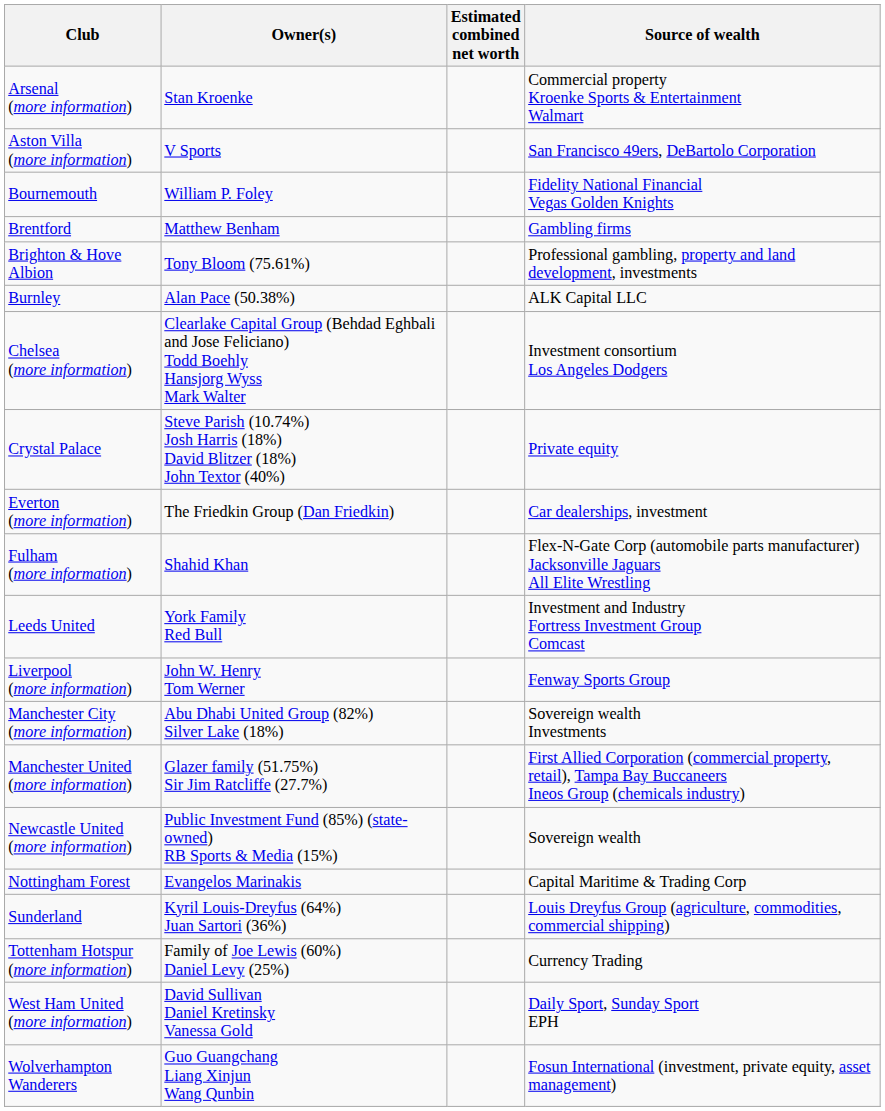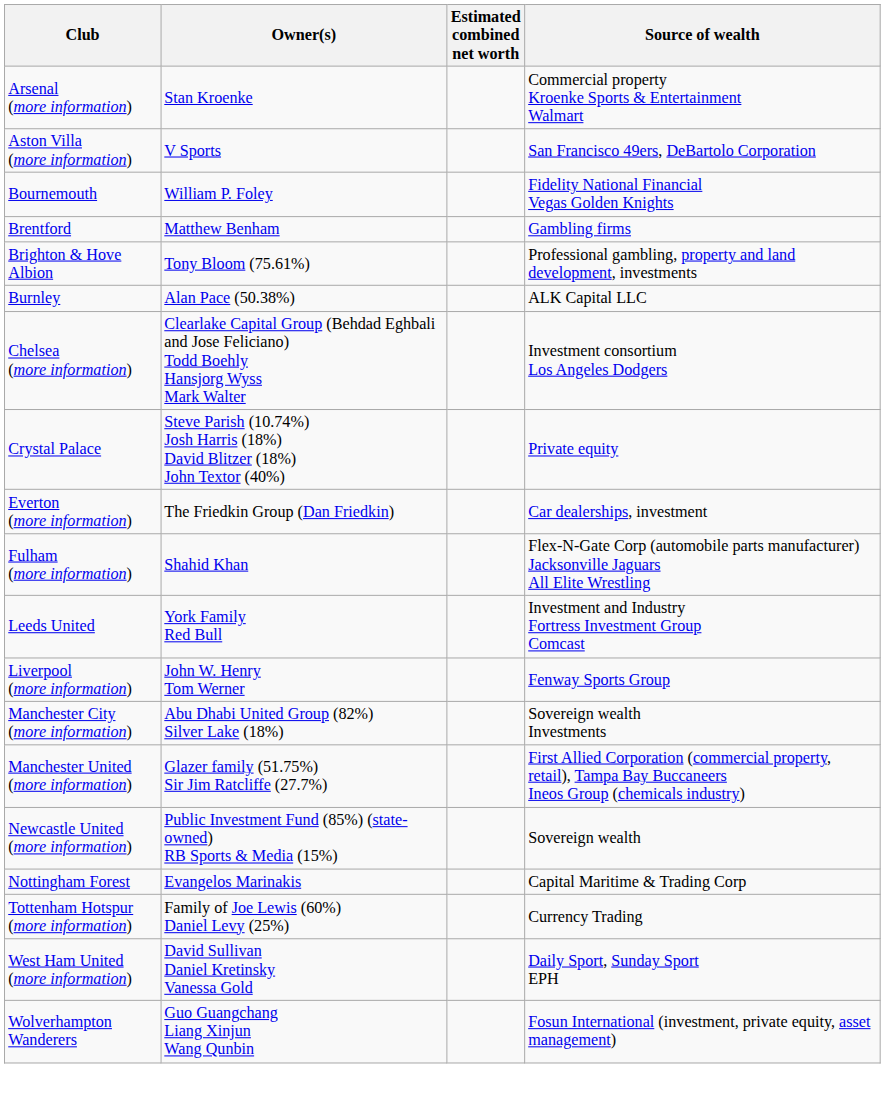- row: (45, 916)
